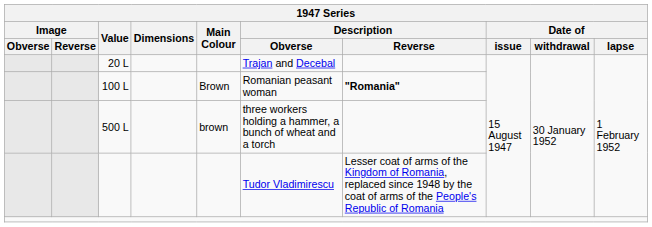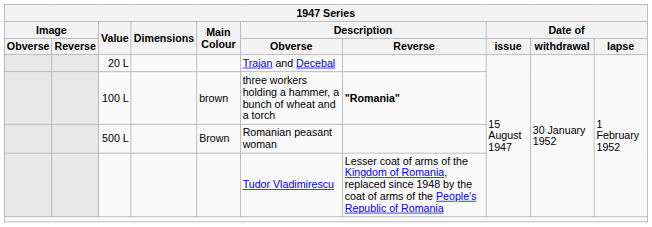(214, 86) Brown -> (214, 98) brown
(287, 86) Romanian peasant woman -> (291, 98) three workers holding a hammer, a bunch of wheat and a torch
(214, 127) brown -> (214, 139) Brown
(291, 127) three workers holding a hammer, a bunch of wheat and a torch -> (287, 139) Romanian peasant woman
